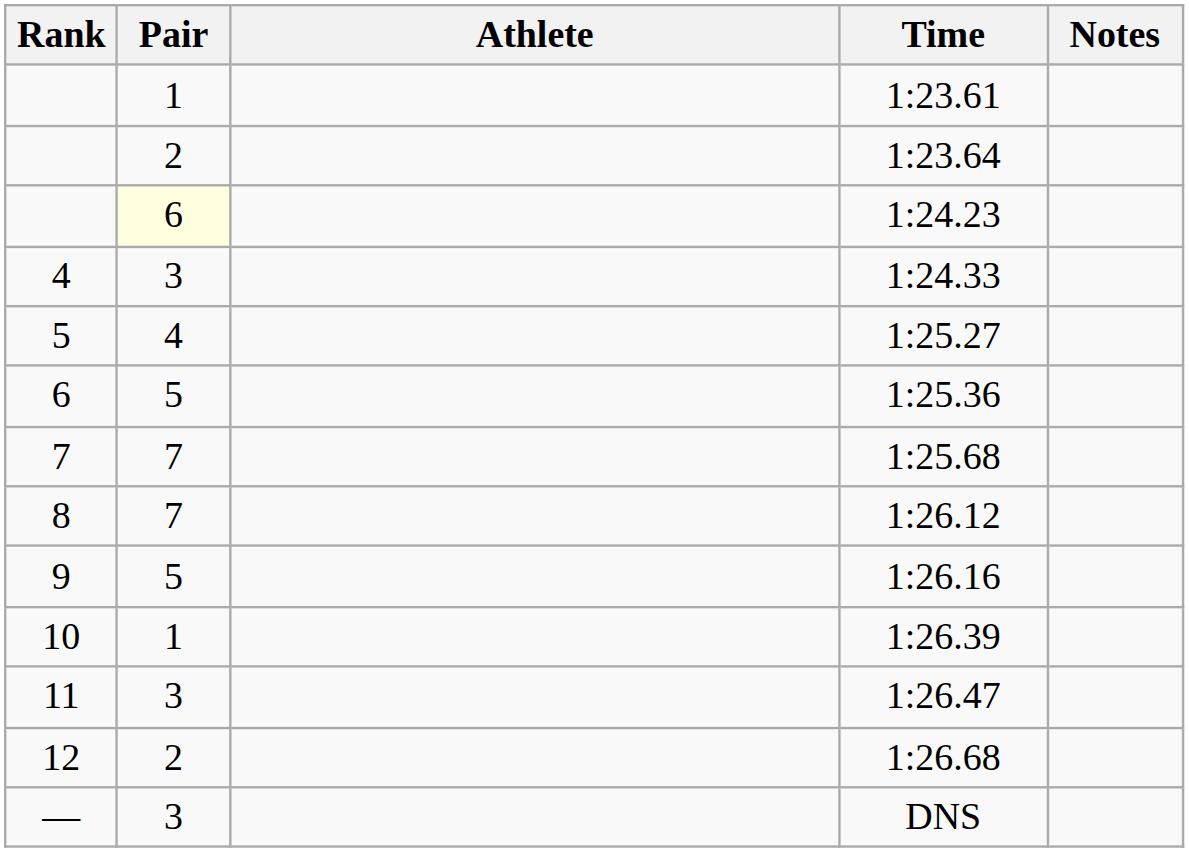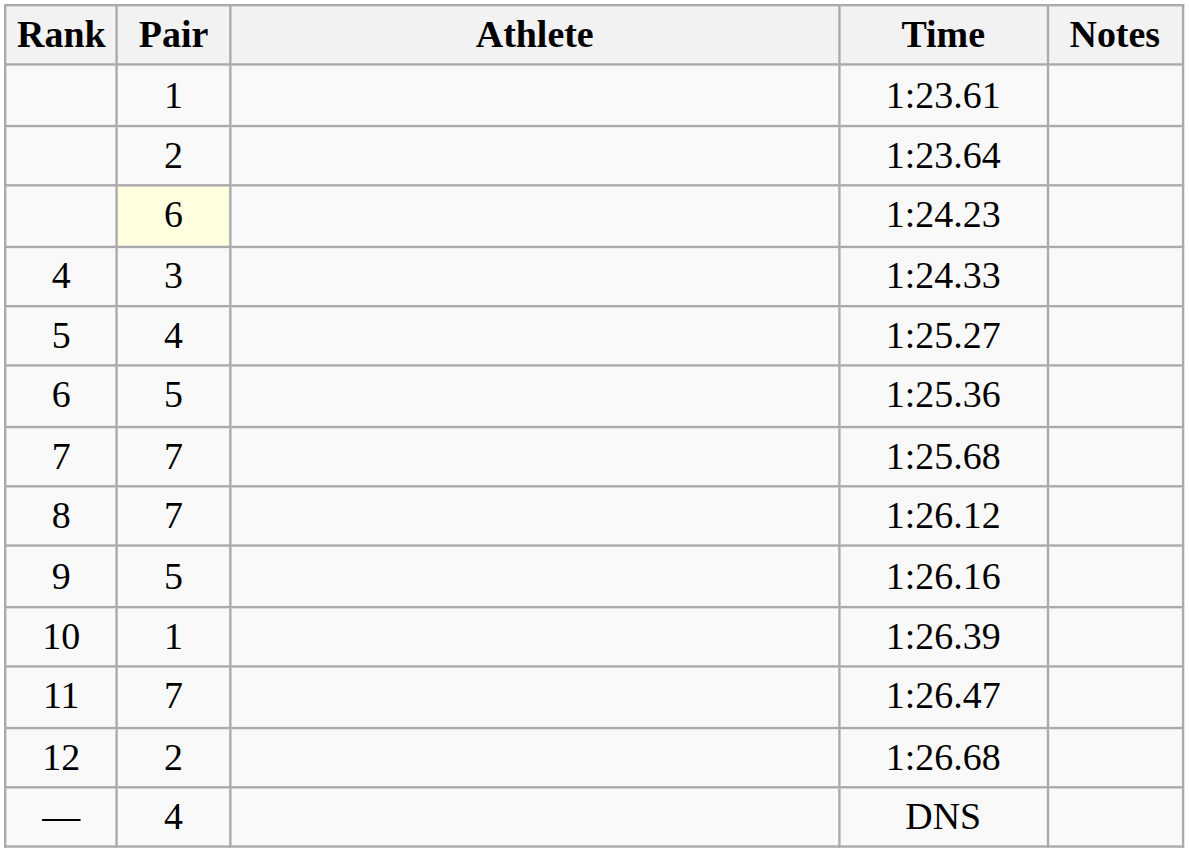(174, 696) 3 -> (174, 696) 7
(174, 816) 3 -> (174, 816) 4
